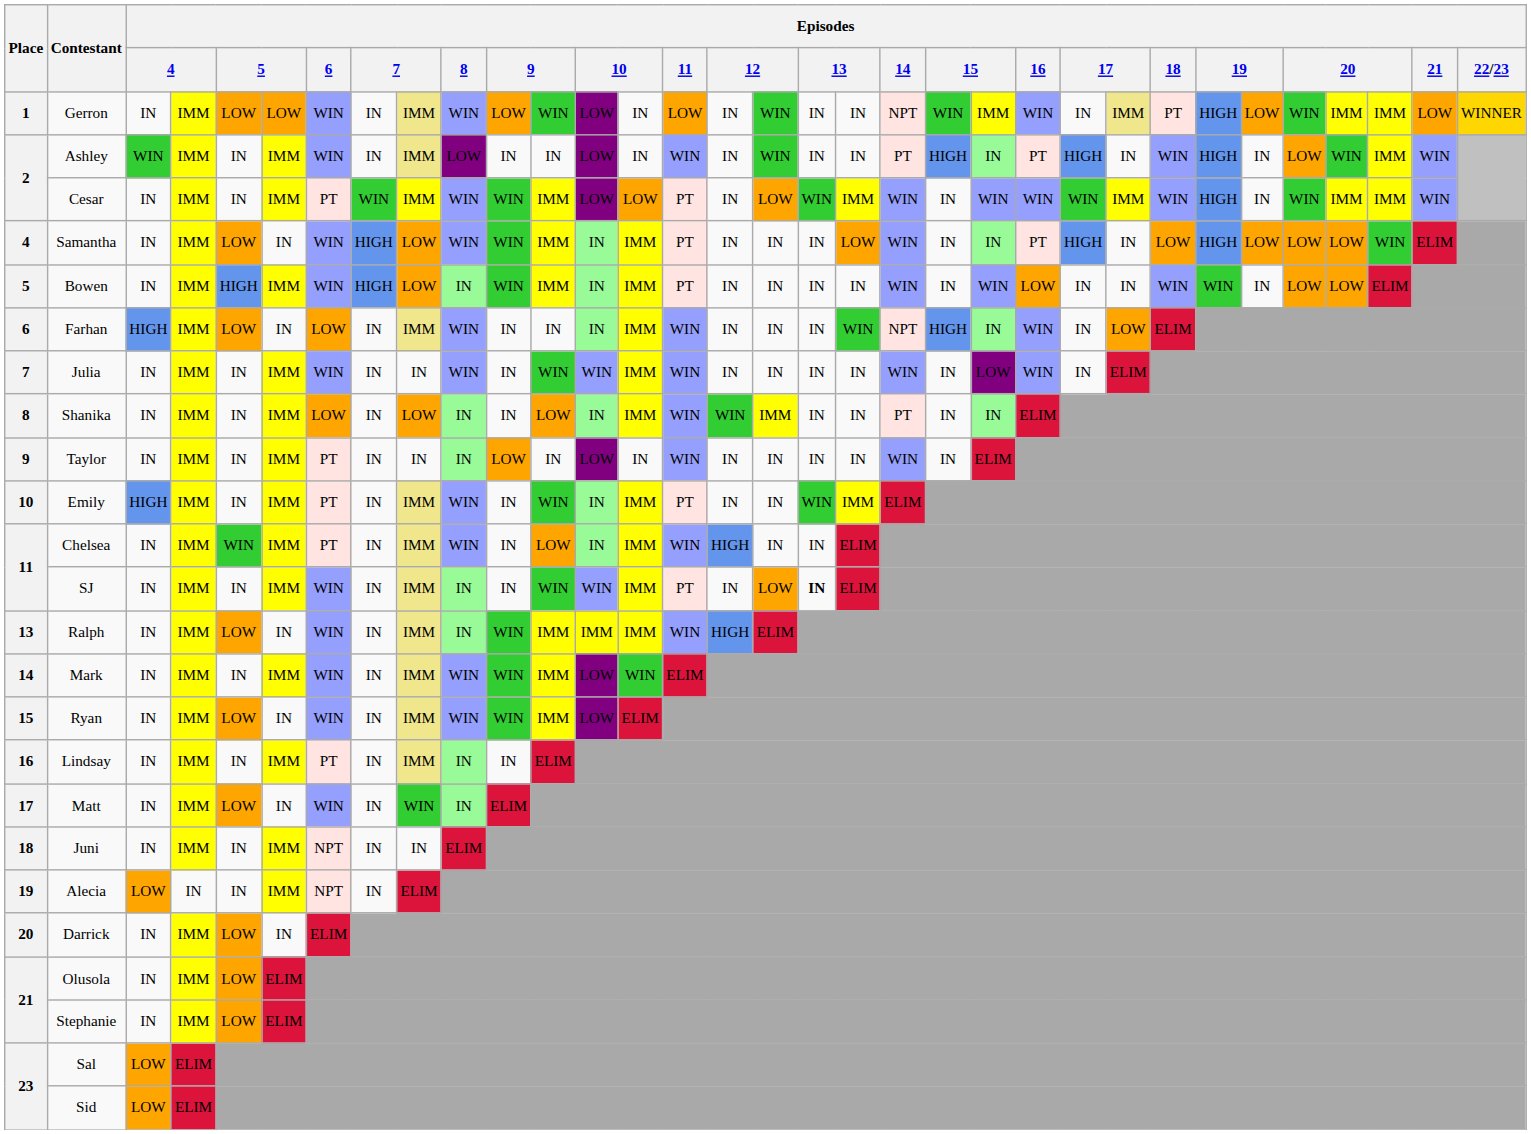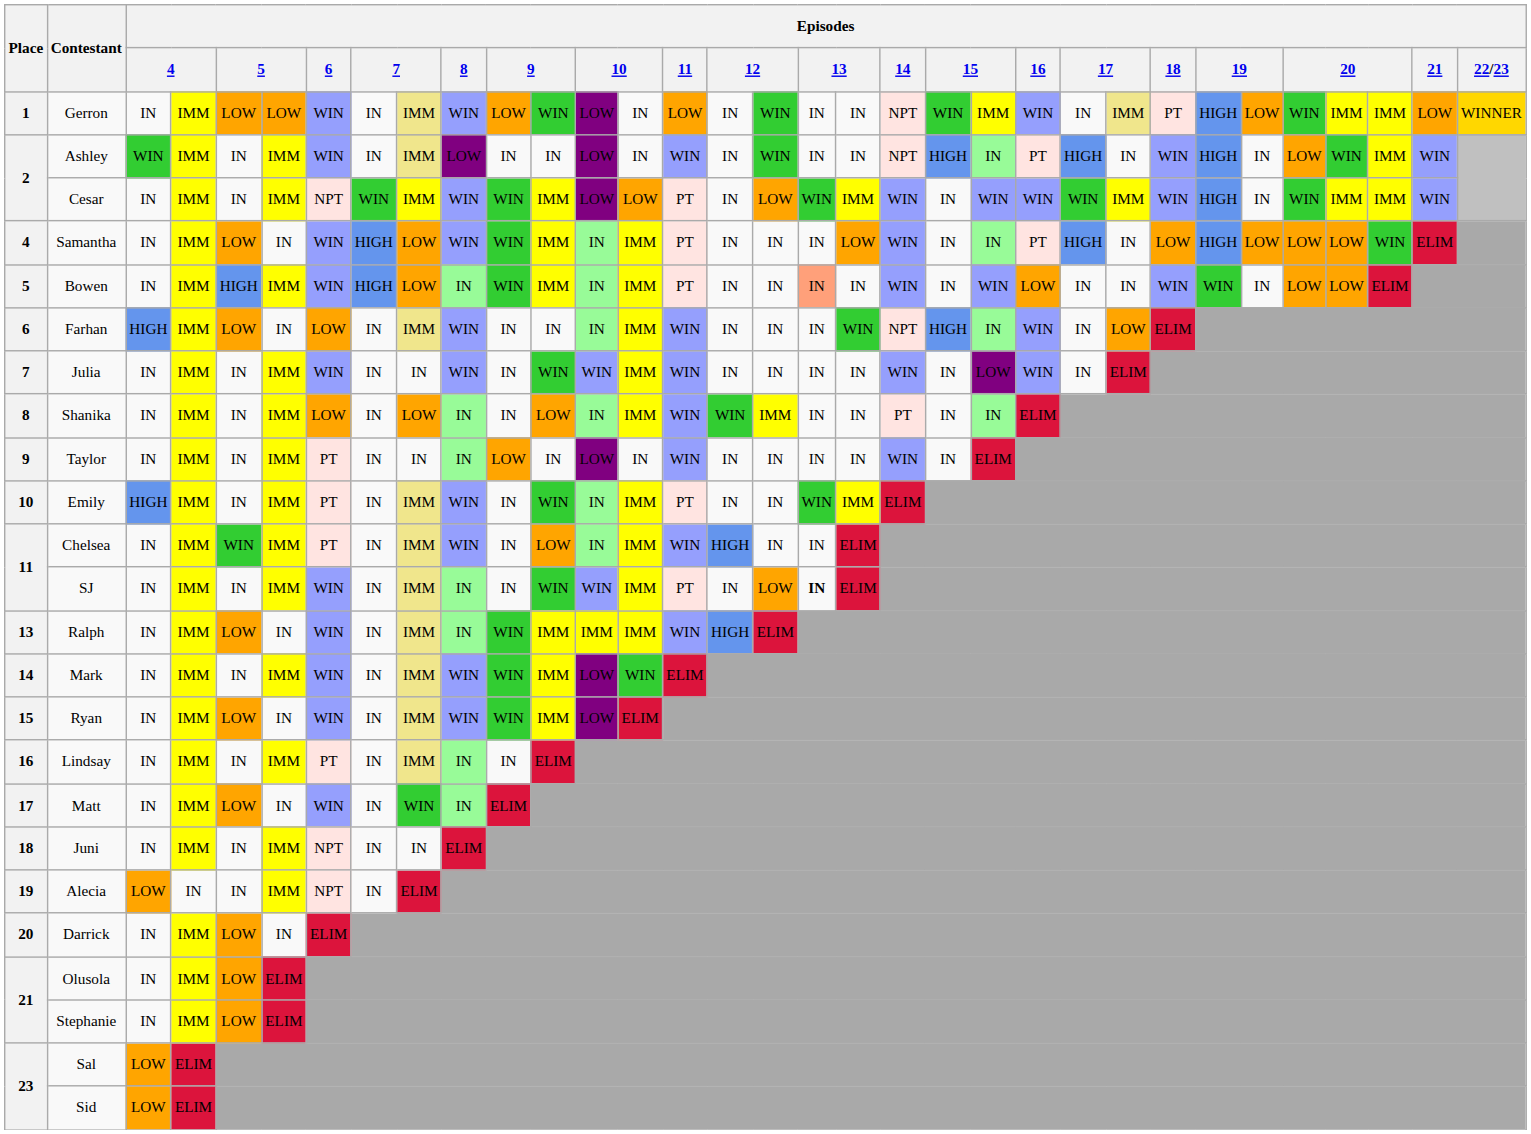(903, 156) PT -> (903, 156) NPT
(329, 199) PT -> (329, 199) NPT
(817, 286) no background -> (817, 286) lightsalmon background
